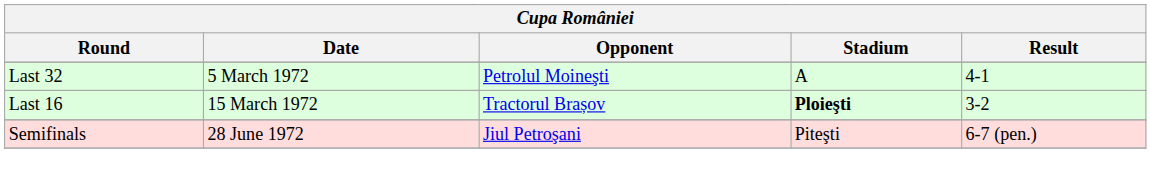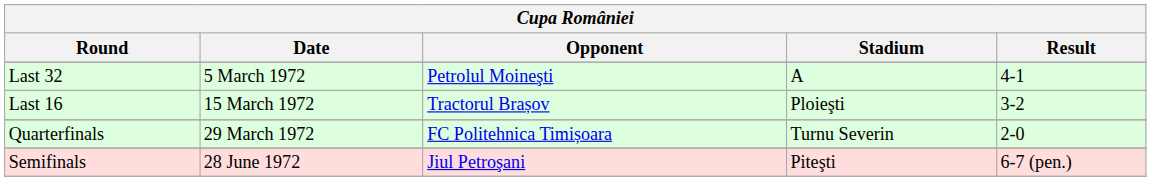(823, 104) bold -> (818, 104) normal
+ row: (56, 133)
